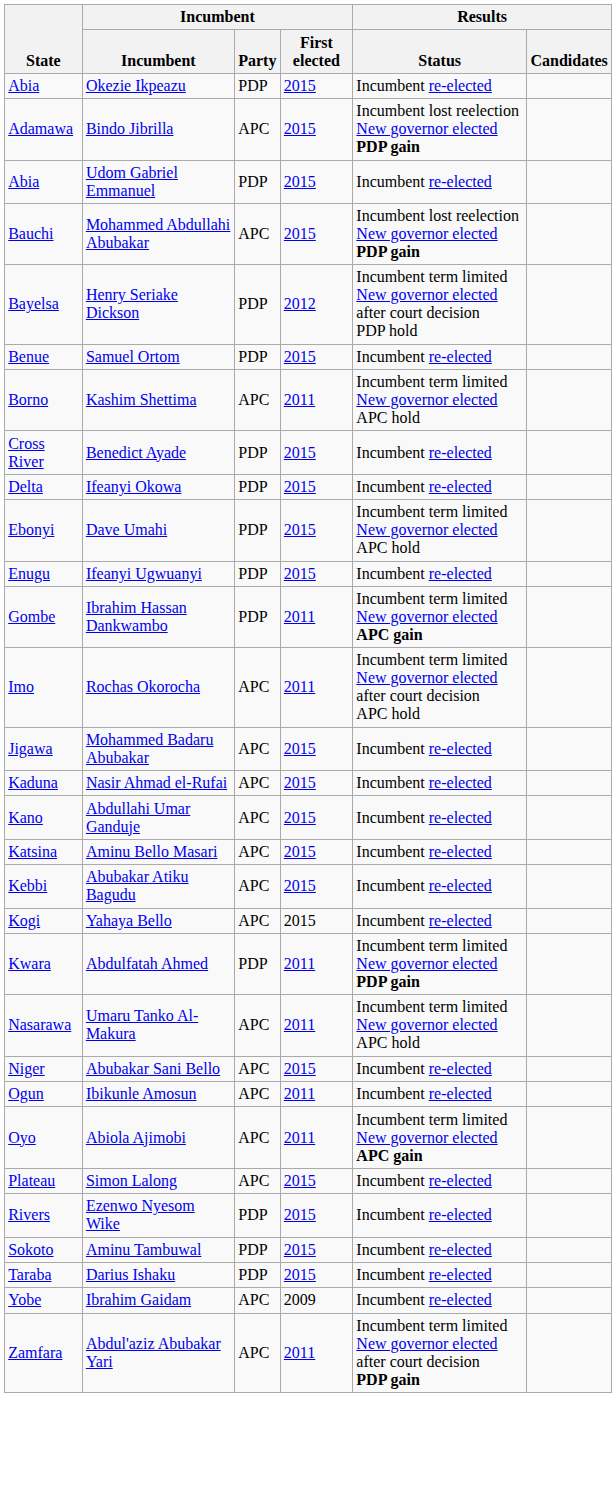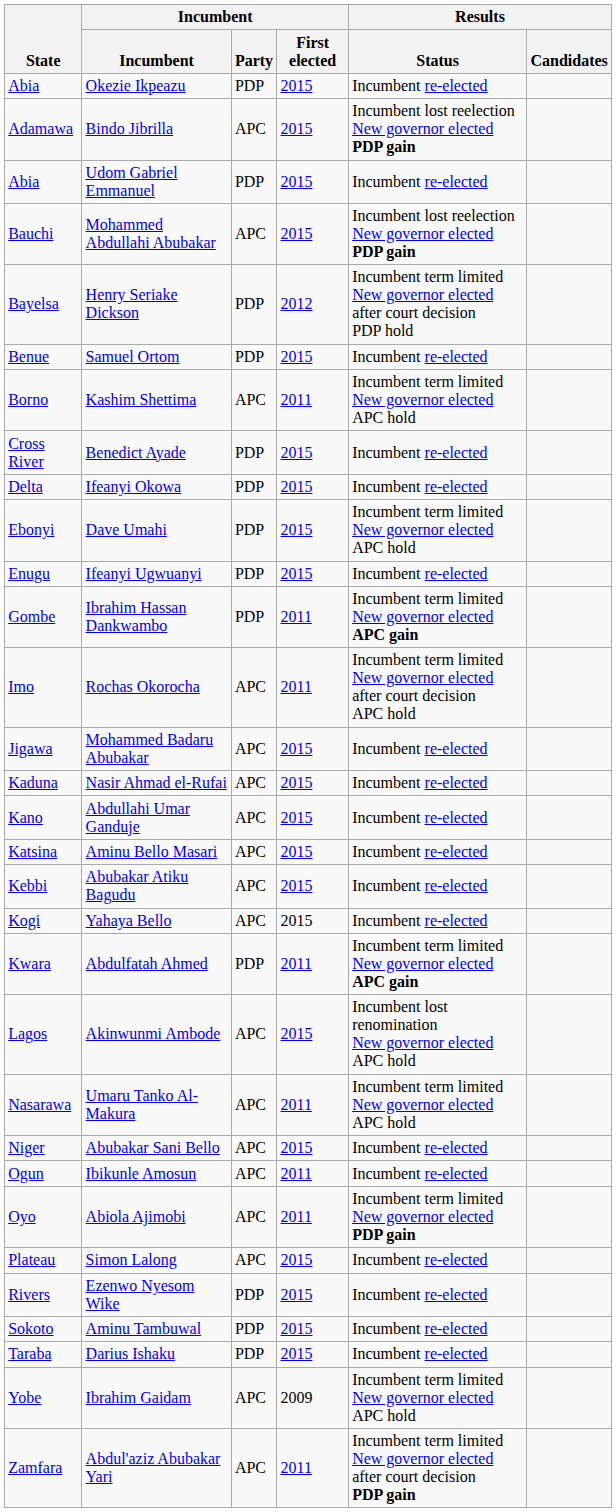(432, 964) Incumbent term limited New governor elected PDP gain -> (428, 964) Incumbent term limited New governor elected APC gain
+ row: (153, 1034)
(432, 1137) Incumbent term limited New governor elected APC gain -> (428, 1216) Incumbent term limited New governor elected PDP gain
(424, 1300) Incumbent re-elected -> (428, 1397) Incumbent term limited New governor elected APC hold
